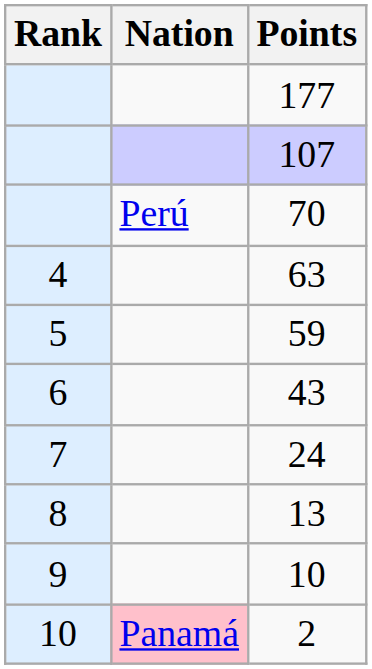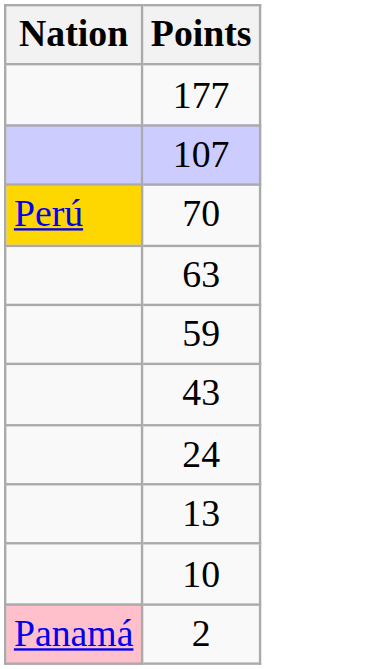- column: (58, 34)
(154, 214) no background -> (48, 214) gold background
